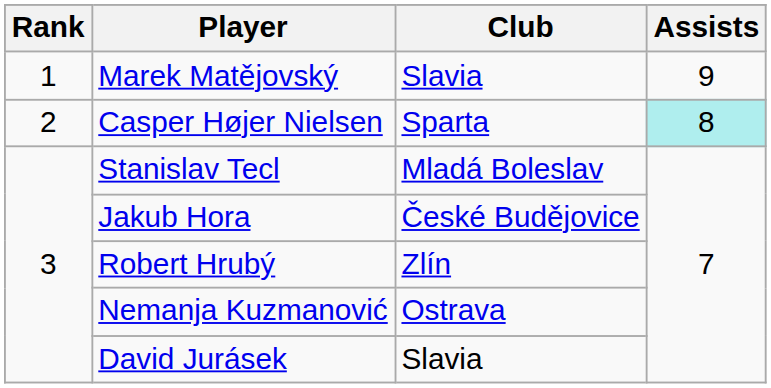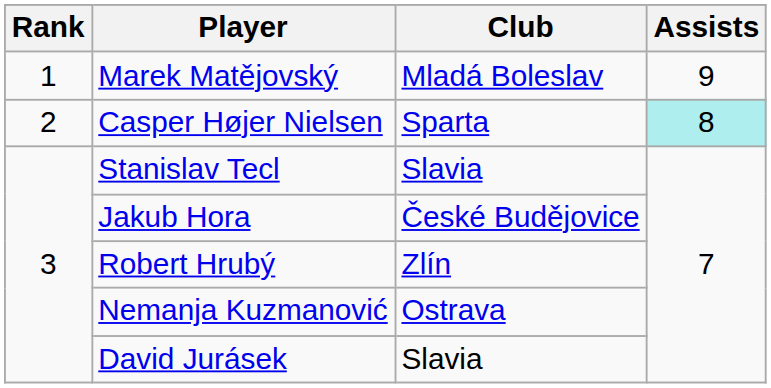(442, 75) Slavia -> (502, 75) Mladá Boleslav
(502, 169) Mladá Boleslav -> (442, 169) Slavia
